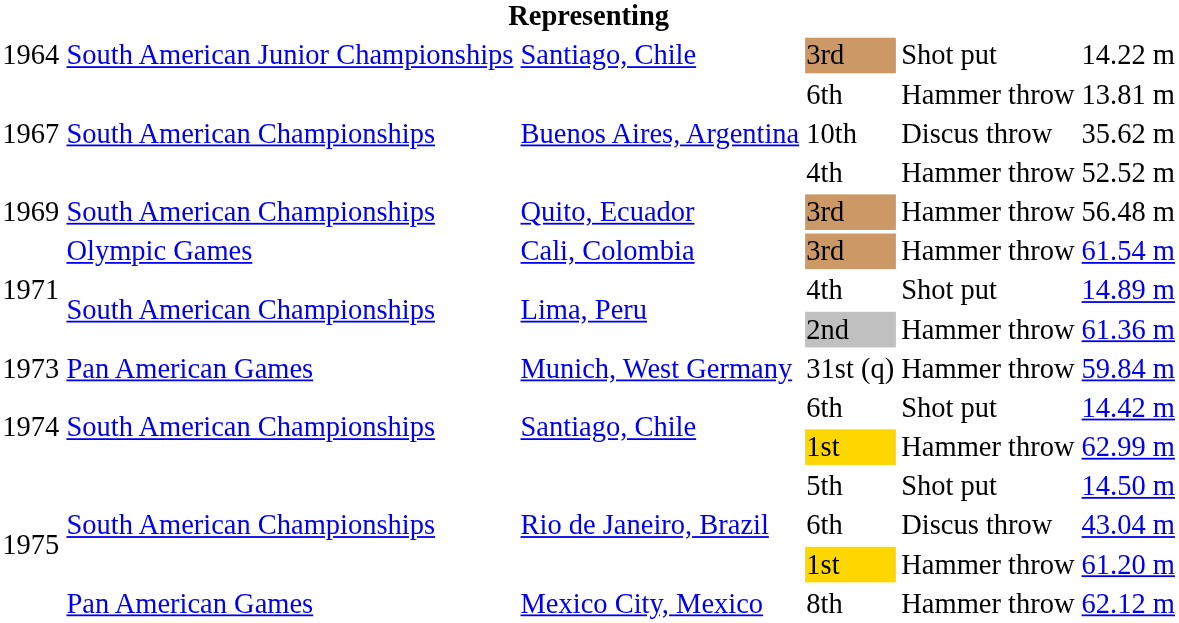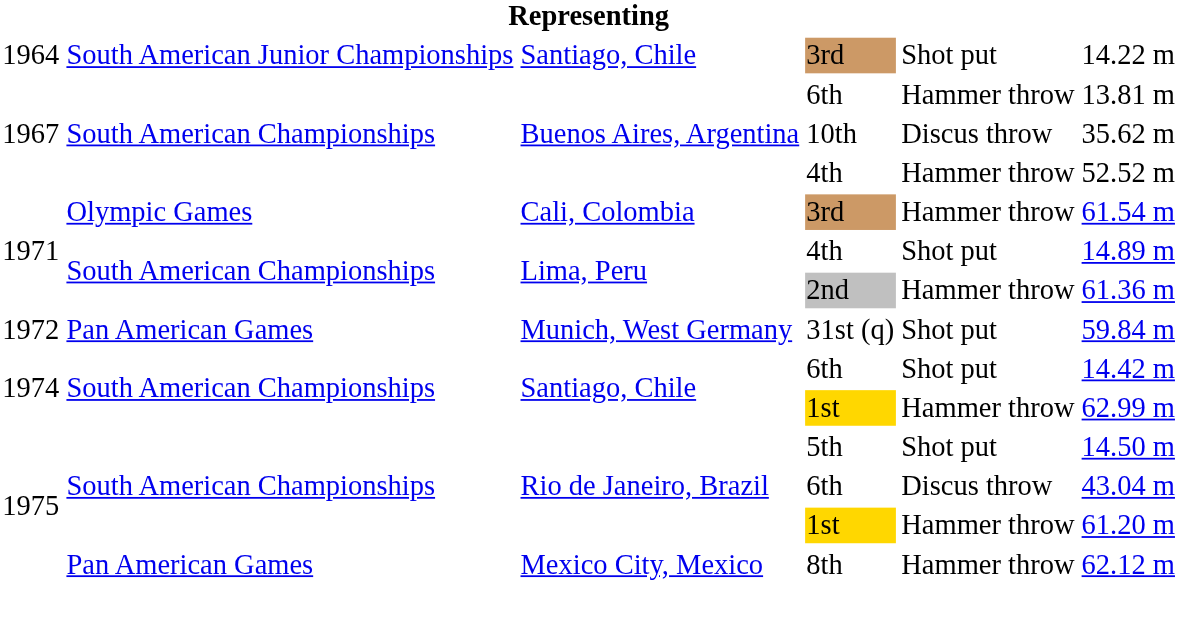- row: (608, 211)
(31, 368) 1973 -> (31, 329) 1972
(988, 368) Hammer throw -> (949, 329) Shot put
